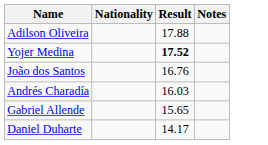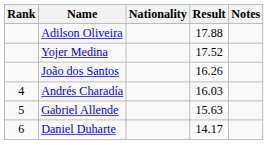+ column: (21, 14)
(175, 52) bold -> (209, 52) normal
(175, 71) 16.76 -> (209, 71) 16.26
(175, 110) 15.65 -> (209, 110) 15.63
